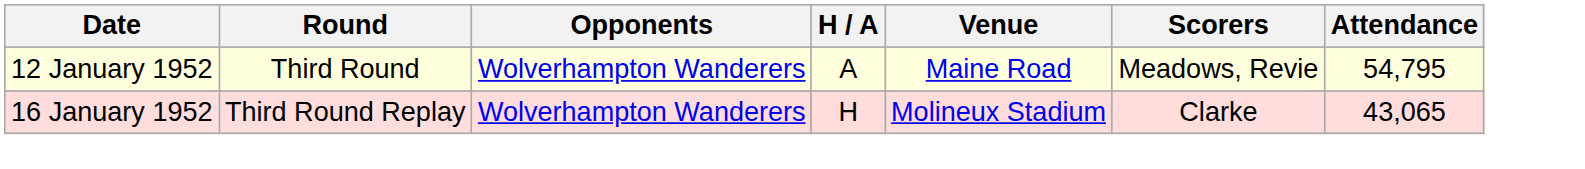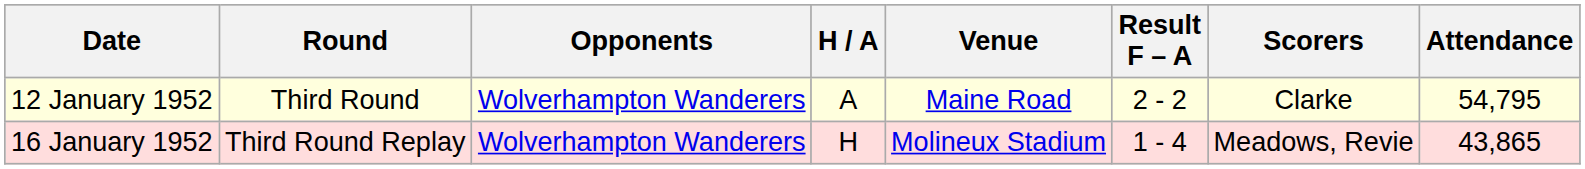+ column: (1160, 41)
(1218, 68) Meadows, Revie -> (1314, 99) Clarke
(1218, 111) Clarke -> (1314, 142) Meadows, Revie
(1404, 111) 43,065 -> (1500, 142) 43,865
